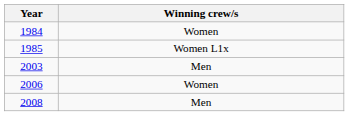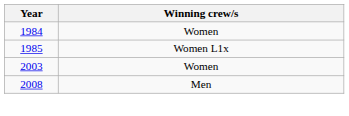(201, 66) Men -> (201, 66) Women
- row: (31, 84)
